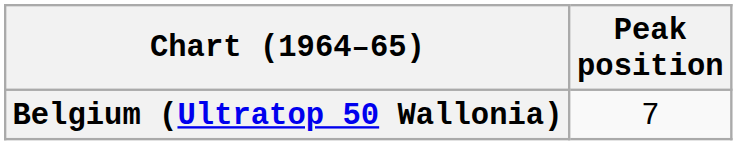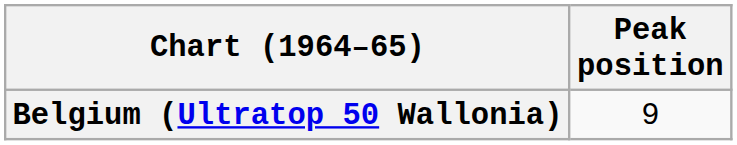(650, 115) 7 -> (650, 115) 9
